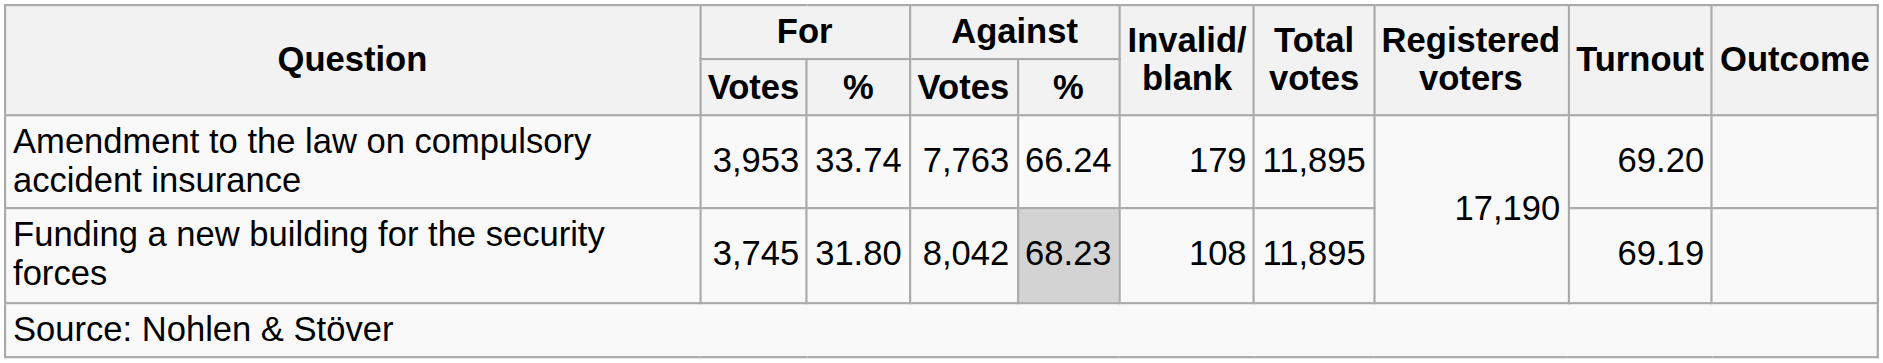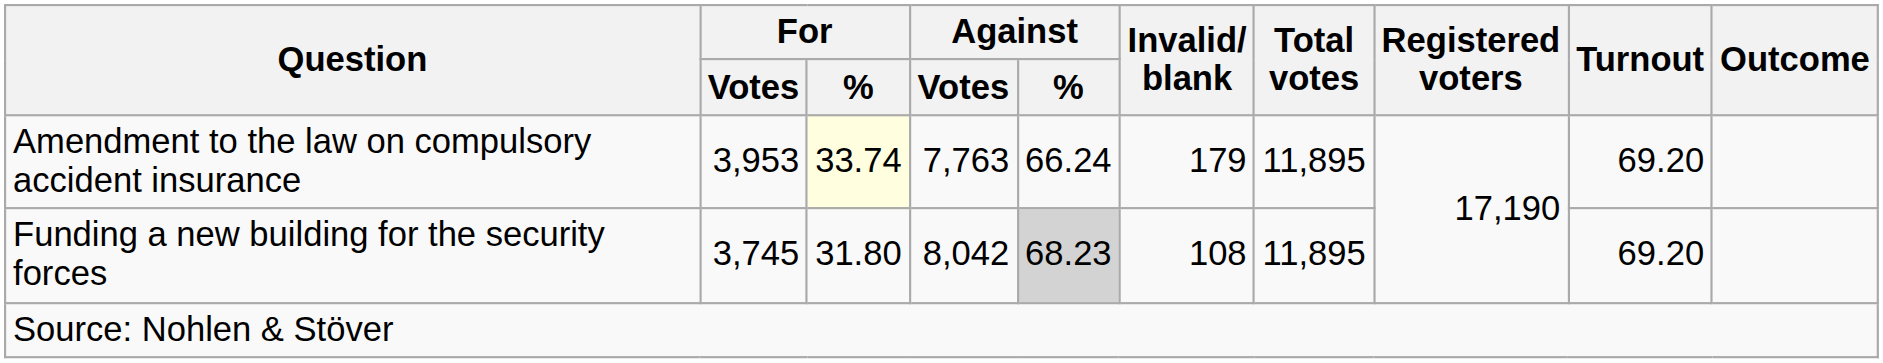(858, 160) no background -> (858, 160) lightyellow background
(1661, 254) 69.19 -> (1661, 254) 69.20
